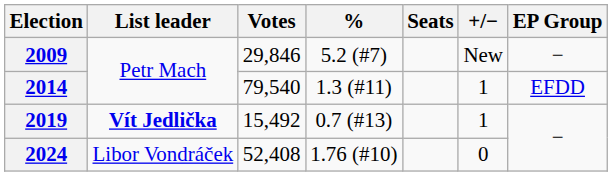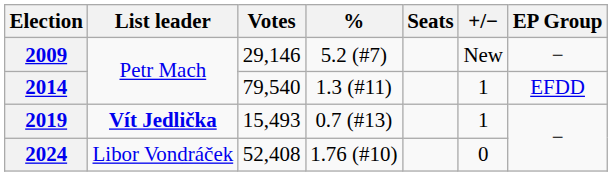(272, 54) 29,846 -> (272, 54) 29,146
(272, 120) 15,492 -> (272, 120) 15,493
